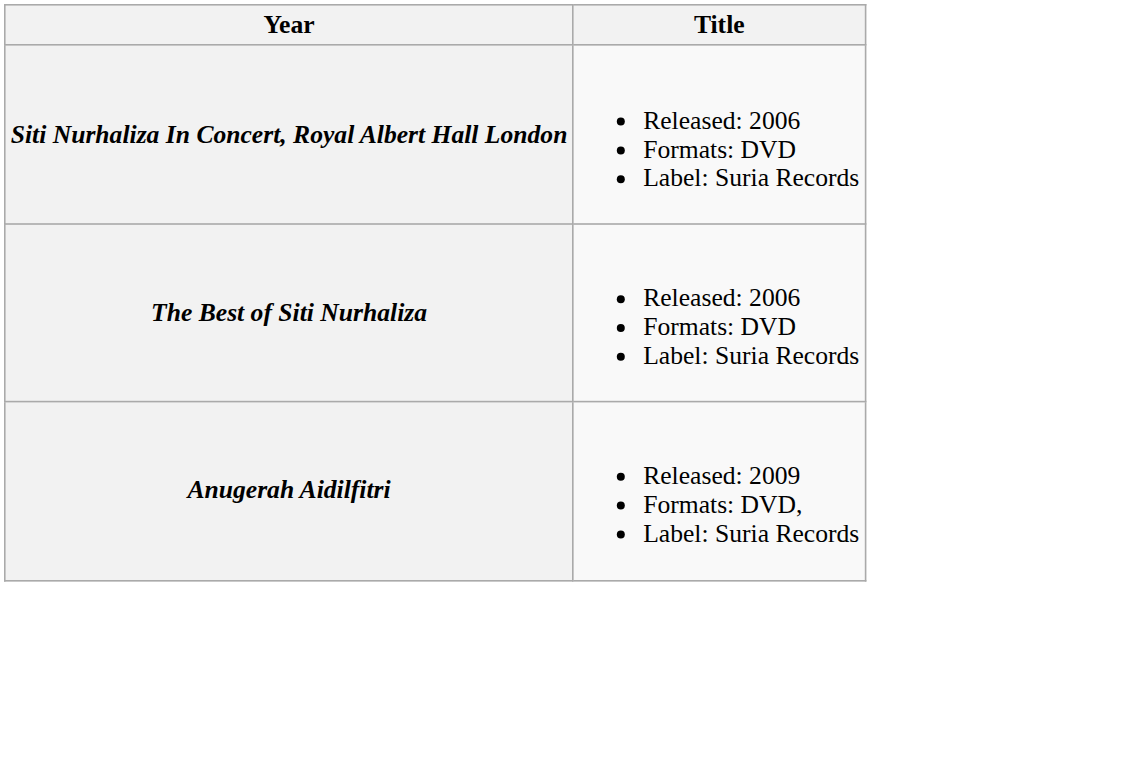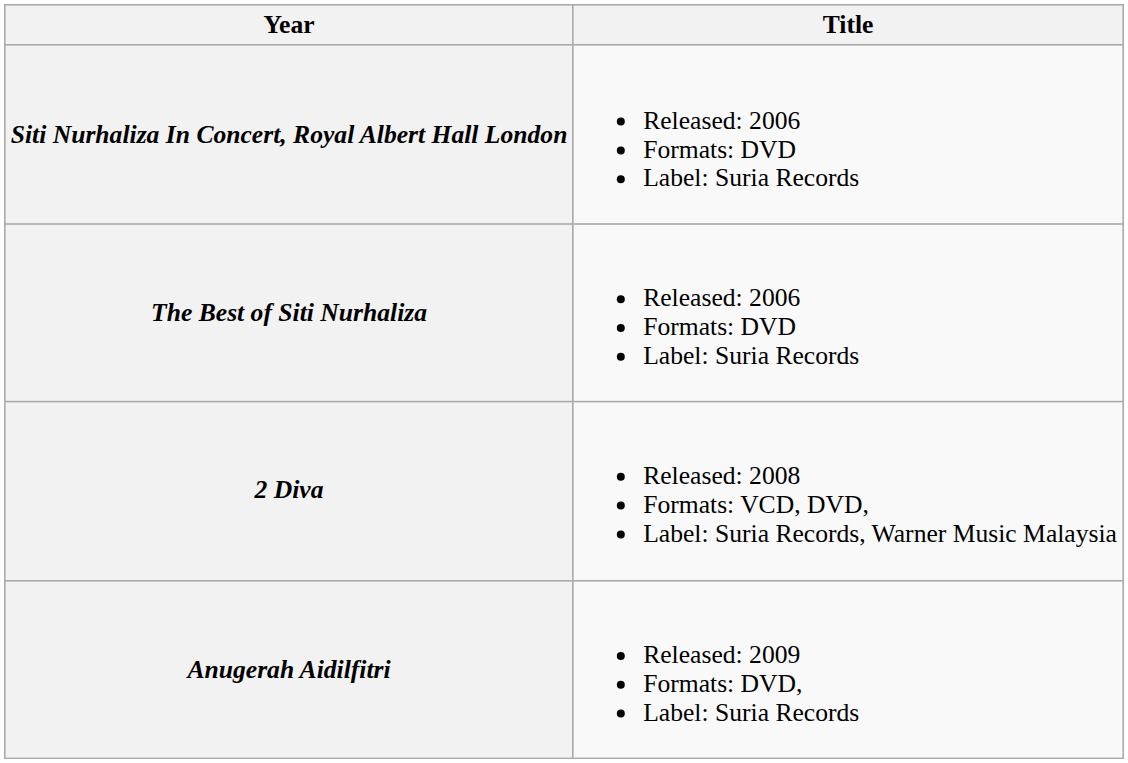+ row: (289, 490)
